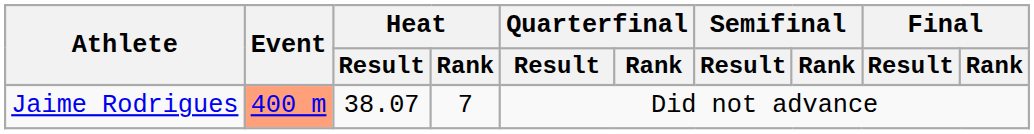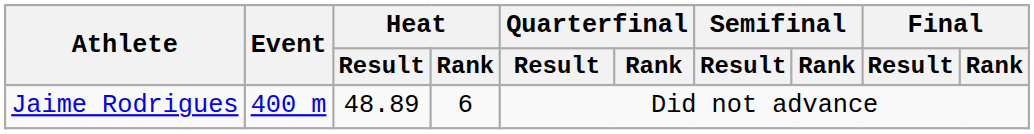(289, 106) lightsalmon background -> (289, 106) no background
(382, 106) 38.07 -> (382, 106) 48.89
(465, 106) 7 -> (465, 106) 6
